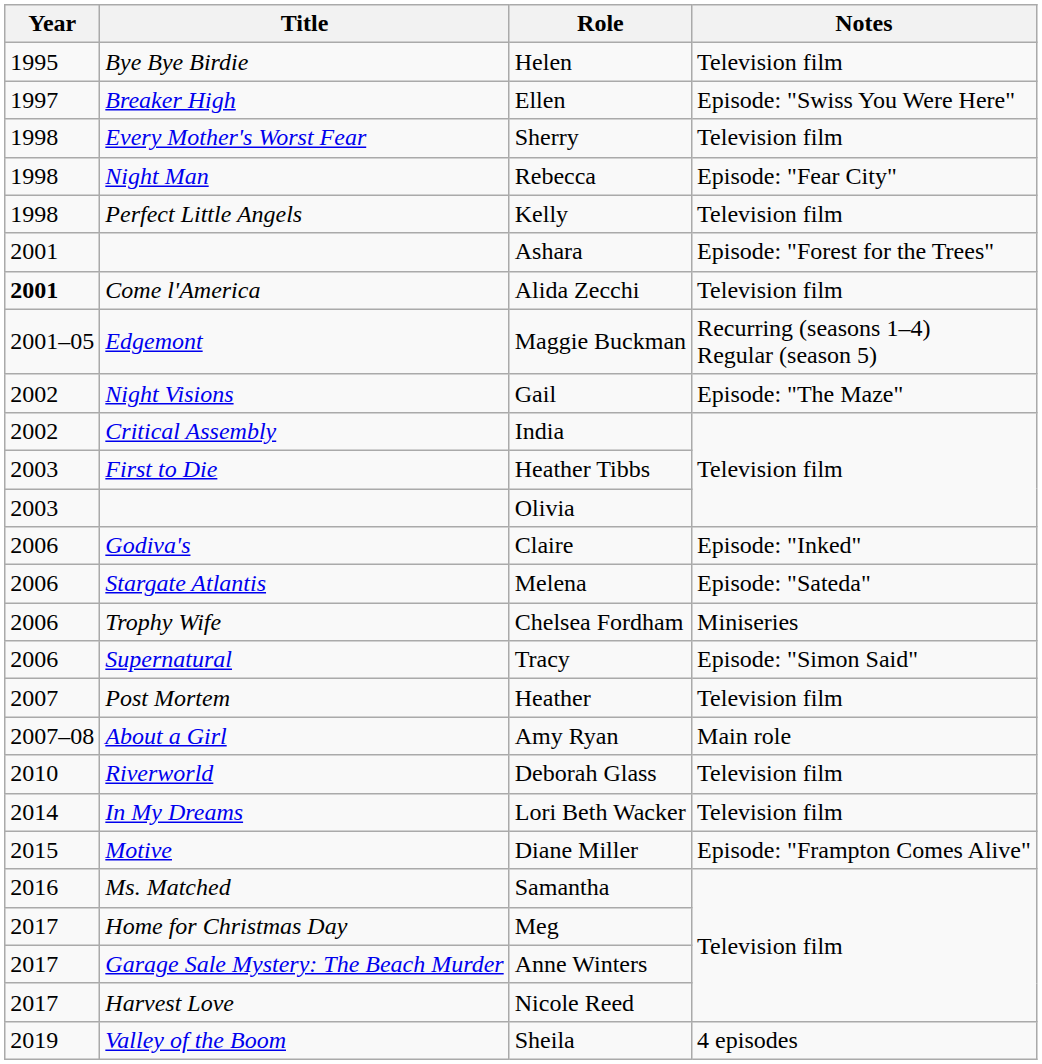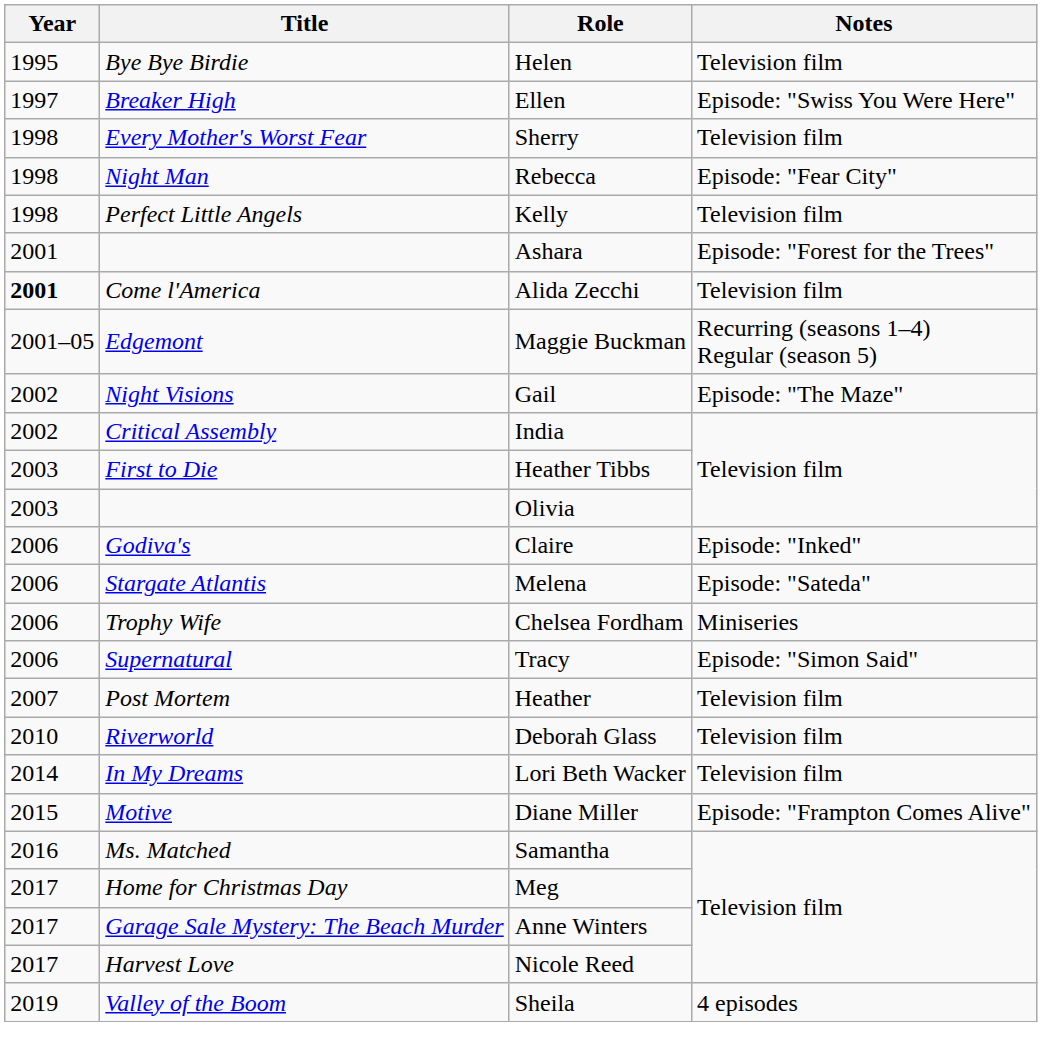- row: (567, 735)
